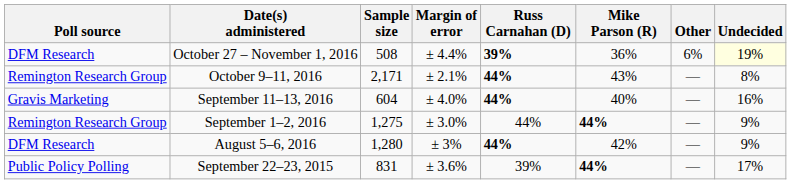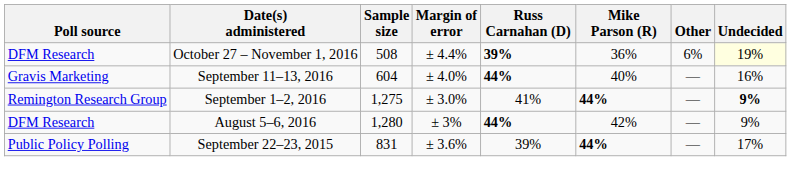- row: (265, 76)
(528, 122) 44% -> (528, 99) 41%
(750, 122) normal -> (750, 99) bold
